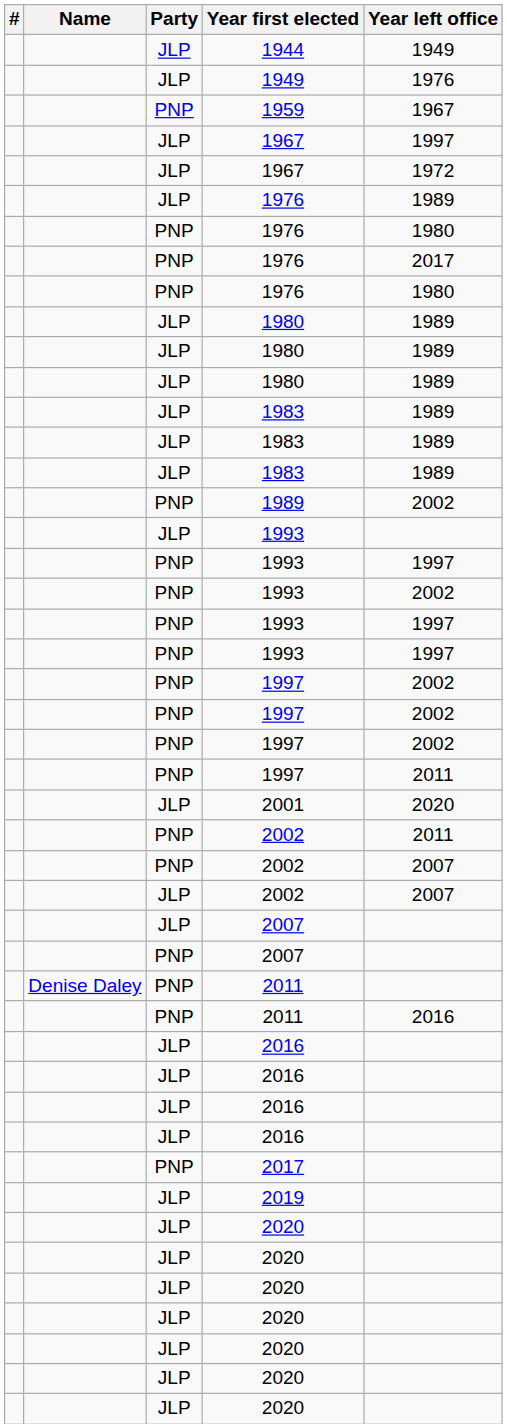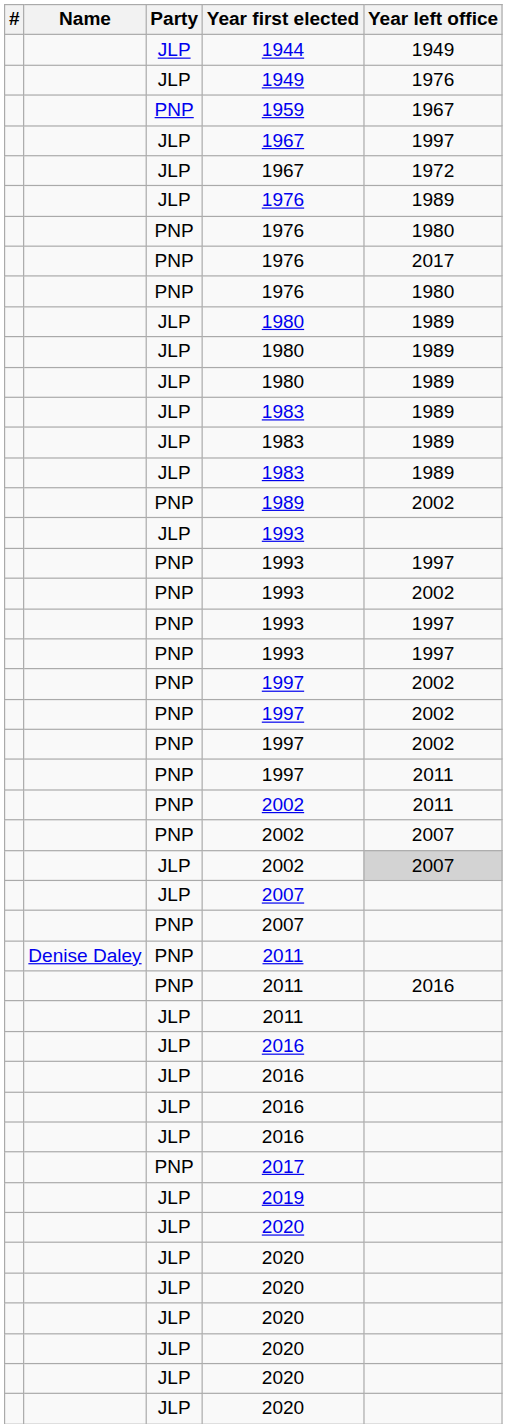- row: (174, 804)
(433, 895) no background -> (433, 865) lightgrey background
+ row: (174, 1016)
